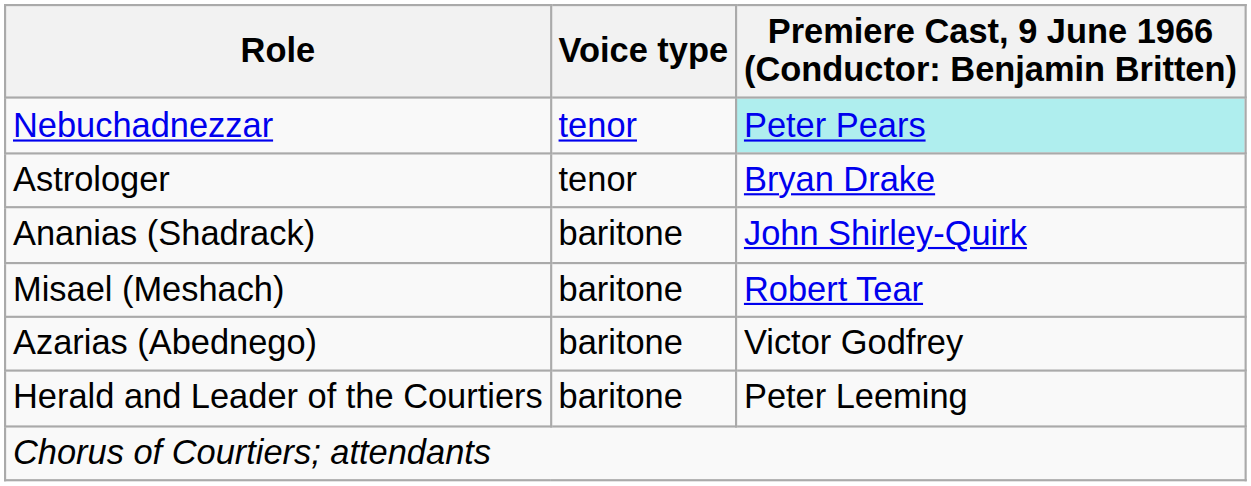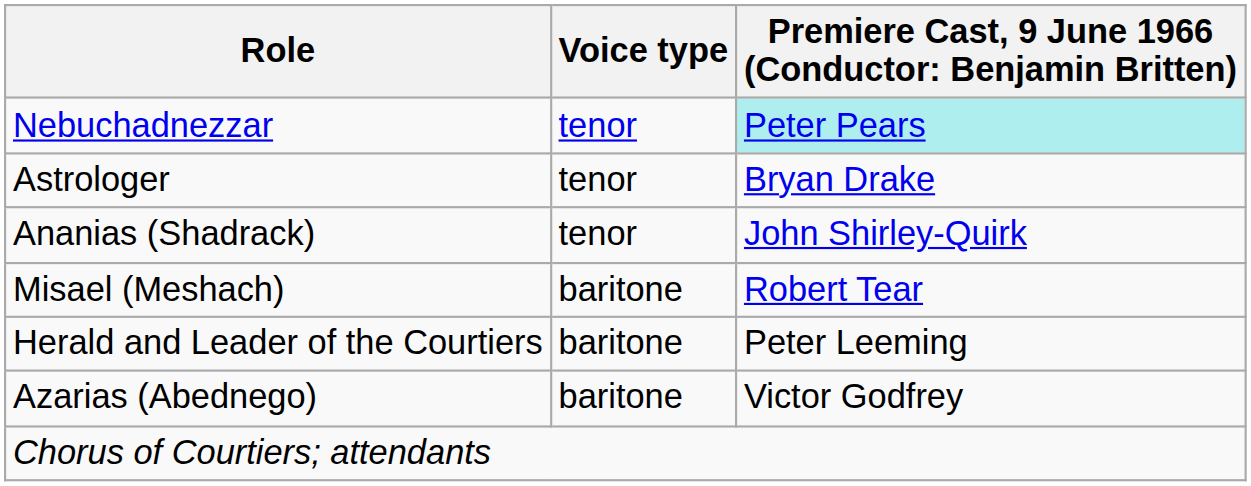(621, 234) baritone -> (598, 234) tenor
rows swapped: (165, 343) <-> (278, 397)
